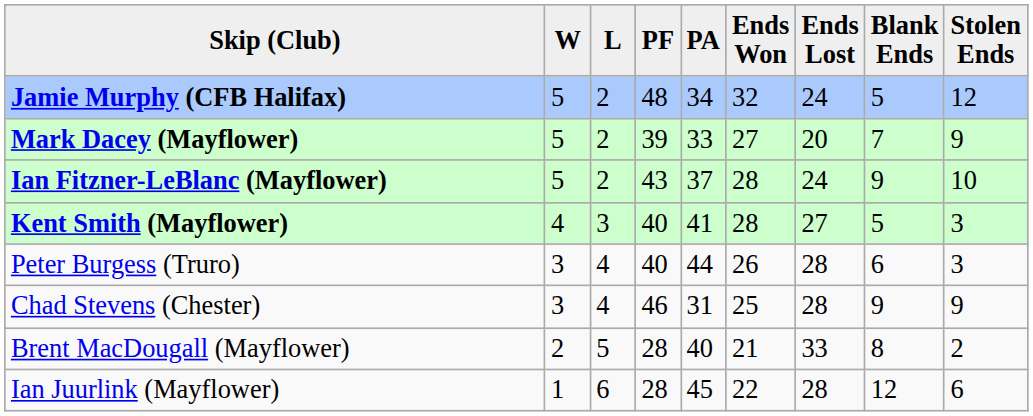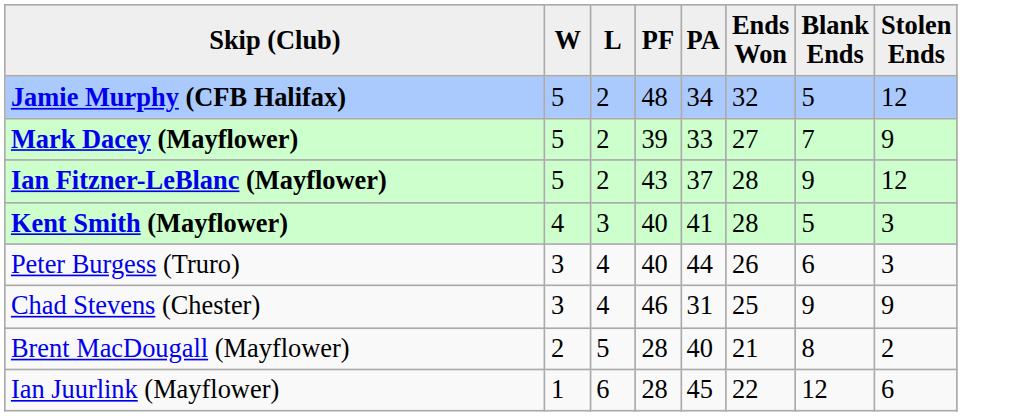- column: (830, 40)
(964, 180) 10 -> (894, 180) 12
